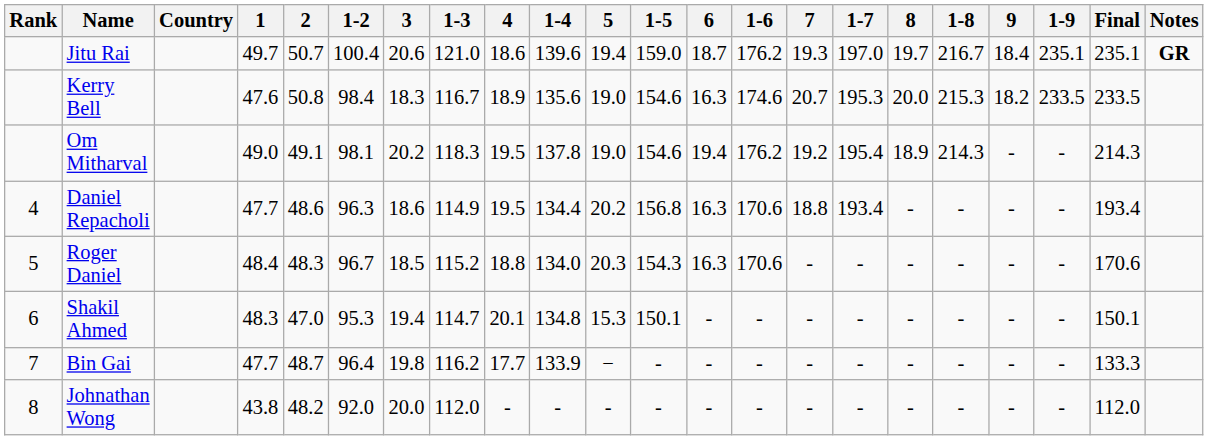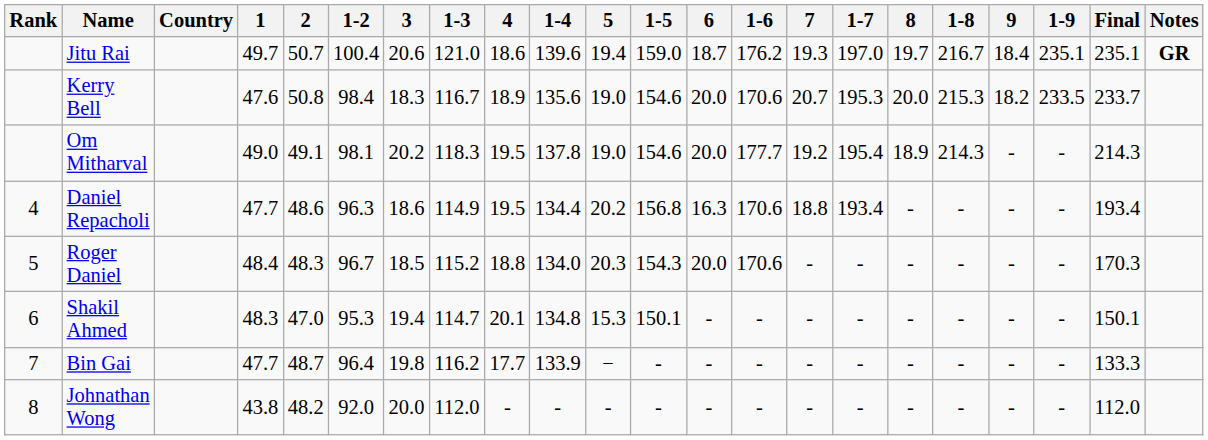(709, 97) 16.3 -> (709, 97) 20.0
(759, 97) 174.6 -> (759, 97) 170.6
(1117, 97) 233.5 -> (1117, 97) 233.7
(709, 152) 19.4 -> (709, 152) 20.0
(759, 152) 176.2 -> (759, 152) 177.7
(709, 263) 16.3 -> (709, 263) 20.0
(1117, 263) 170.6 -> (1117, 263) 170.3
